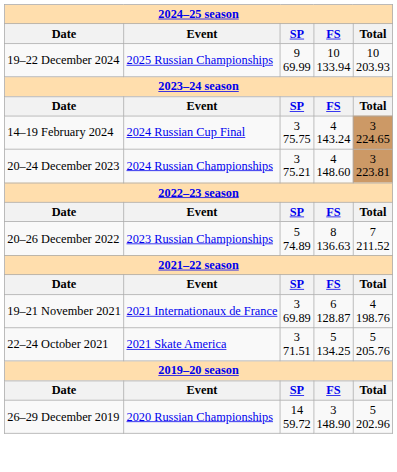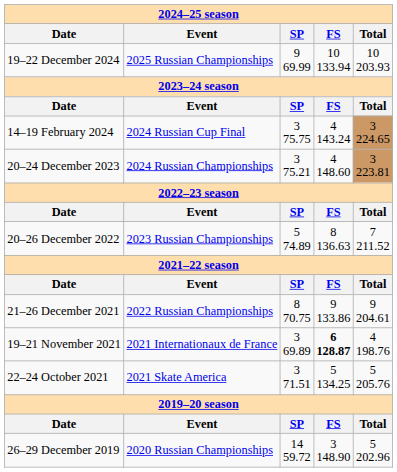+ row: (63, 311)
(333, 311) normal -> (333, 344) bold
